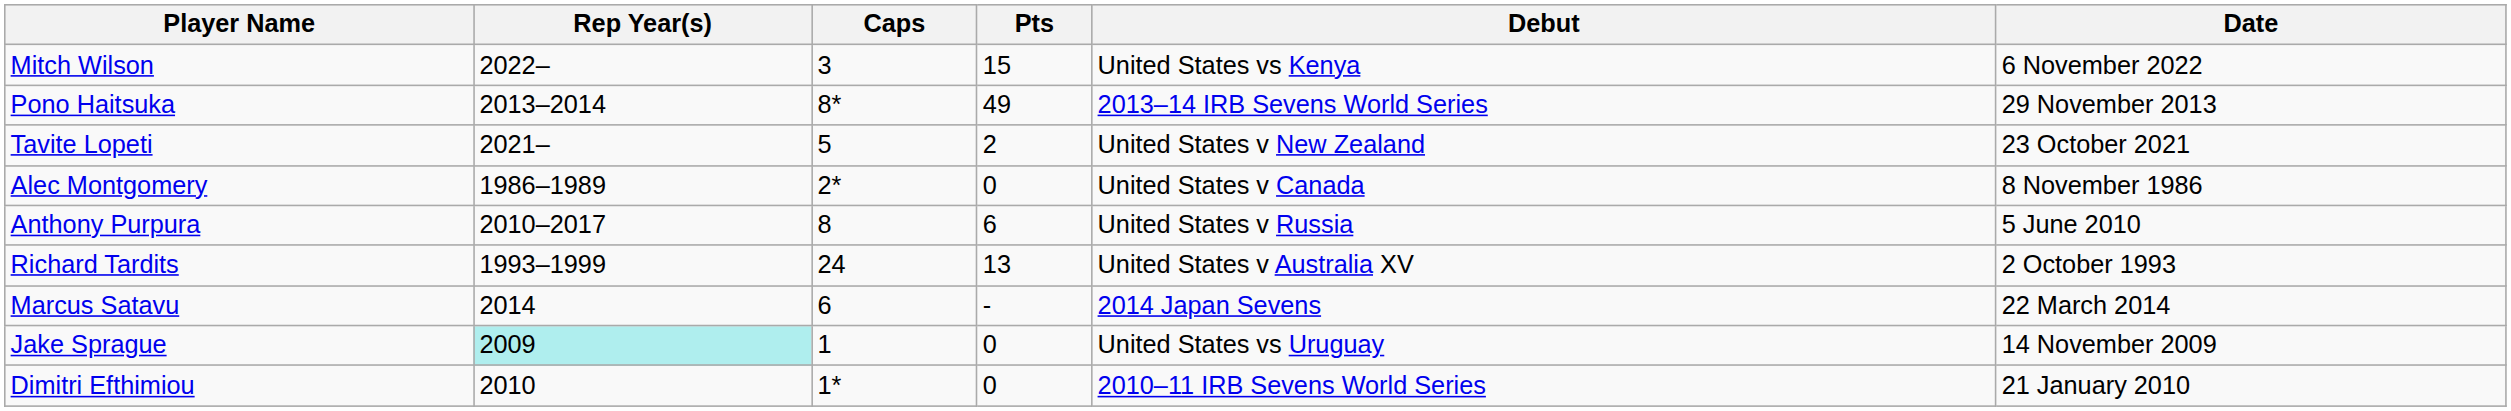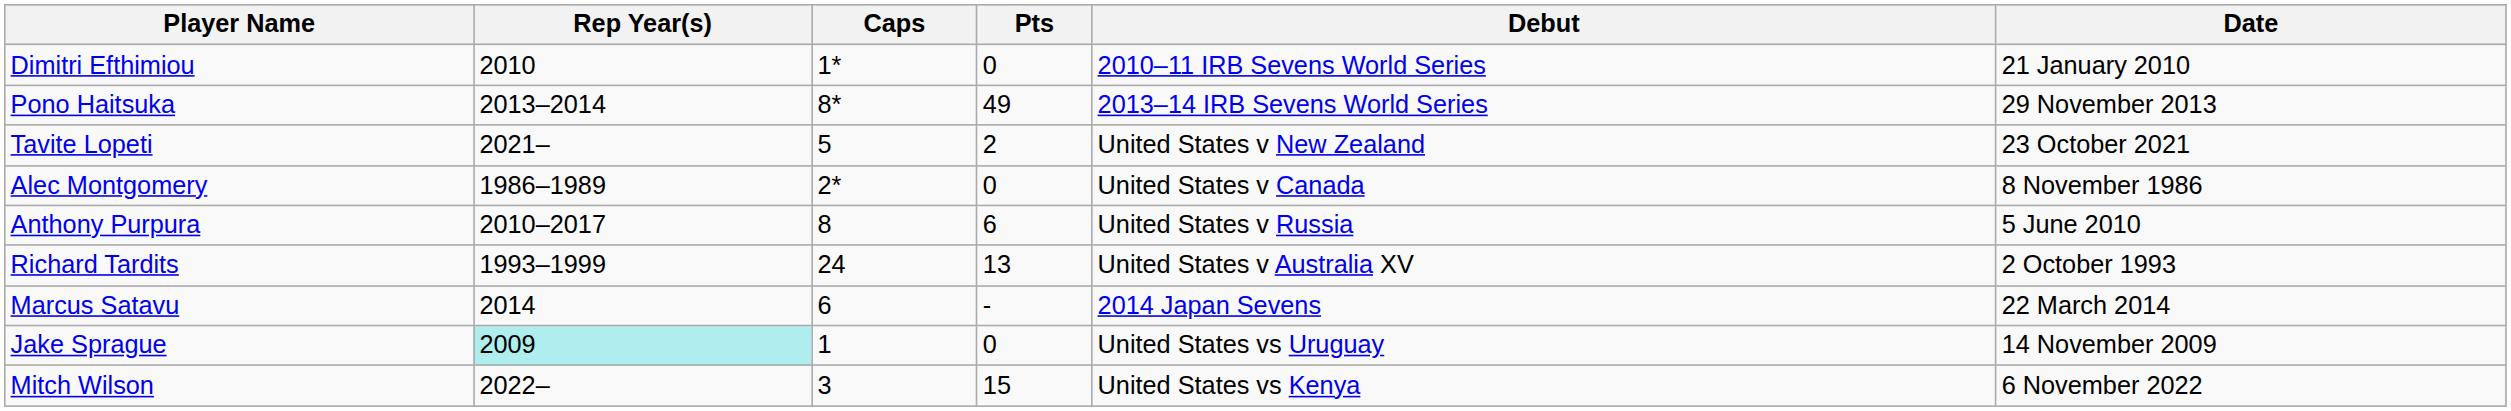rows swapped: (103, 385) <-> (82, 64)
